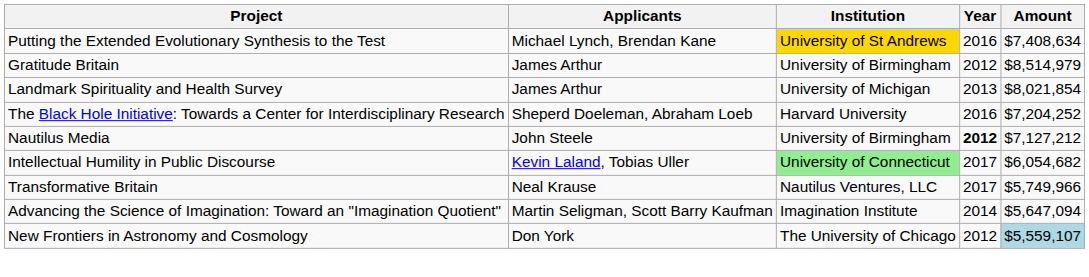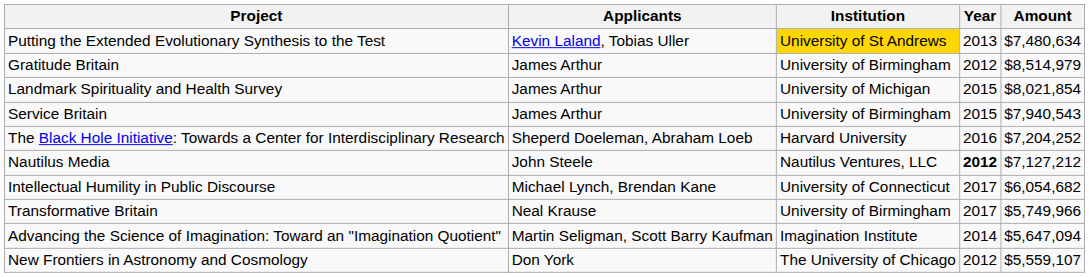(614, 41) Michael Lynch, Brendan Kane -> (600, 41) Kevin Laland, Tobias Uller
(980, 41) 2016 -> (980, 41) 2013
(1043, 41) $7,408,634 -> (1043, 41) $7,480,634
(980, 89) 2013 -> (980, 89) 2015
+ row: (58, 114)
(865, 138) University of Birmingham -> (859, 162) Nautilus Ventures, LLC
(600, 162) Kevin Laland, Tobias Uller -> (614, 187) Michael Lynch, Brendan Kane
(865, 162) lightgreen background -> (865, 187) no background
(859, 187) Nautilus Ventures, LLC -> (865, 211) University of Birmingham
(1043, 235) lightblue background -> (1043, 260) no background
